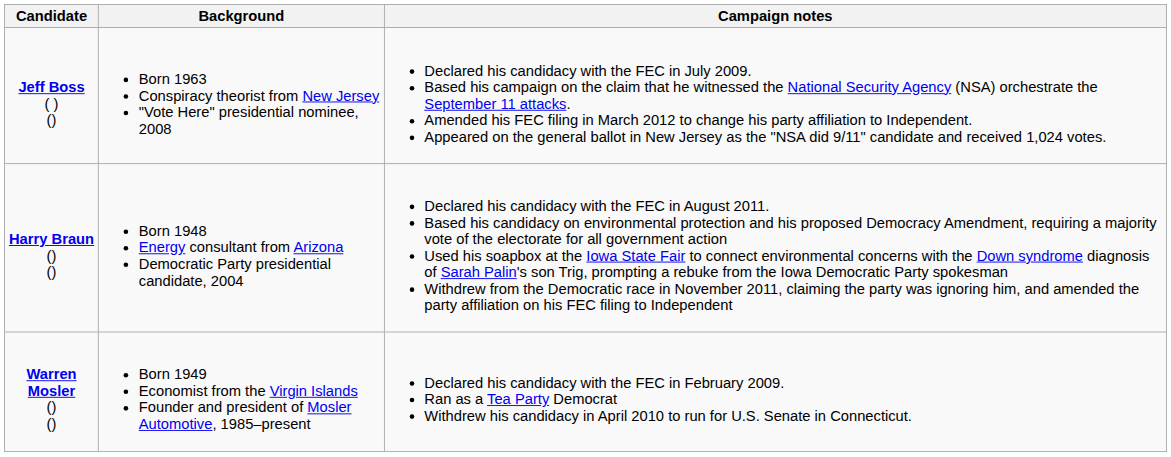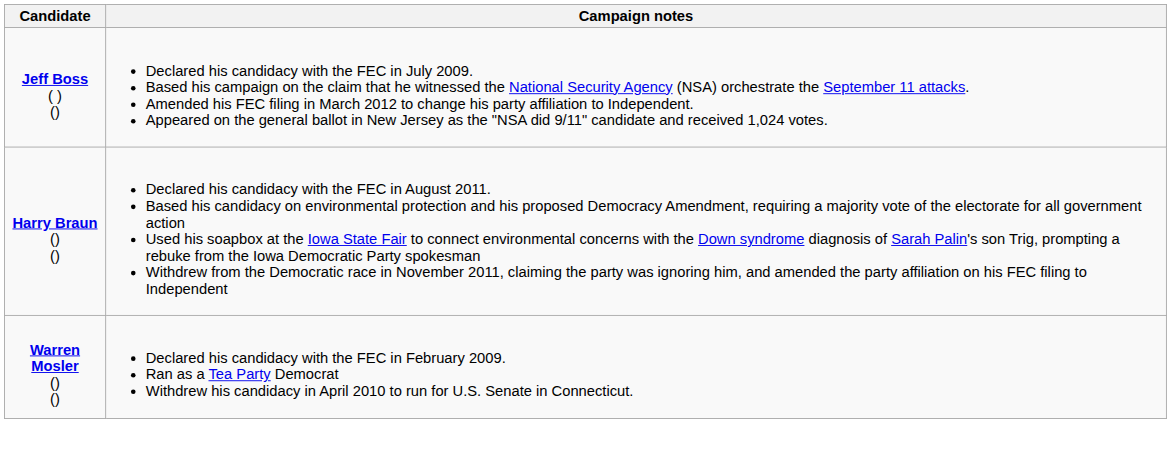- column: (241, 16)
